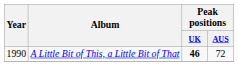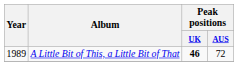(16, 54) 1990 -> (16, 54) 1989
